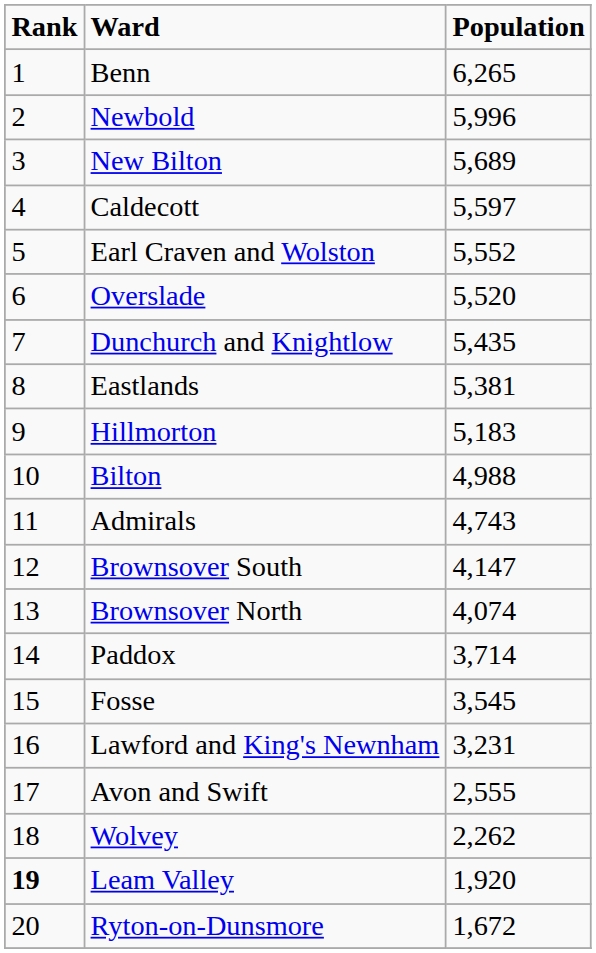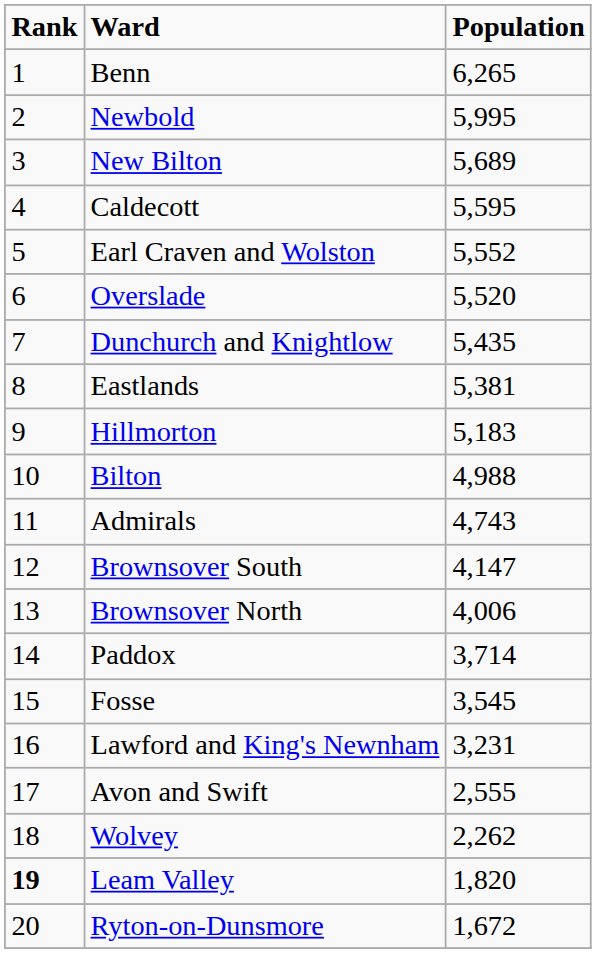(484, 116) 5,996 -> (484, 116) 5,995
(484, 206) 5,597 -> (484, 206) 5,595
(484, 610) 4,074 -> (484, 610) 4,006
(484, 880) 1,920 -> (484, 880) 1,820
